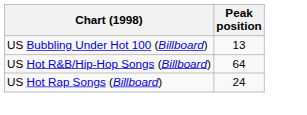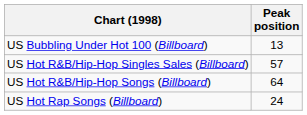+ row: (128, 63)
